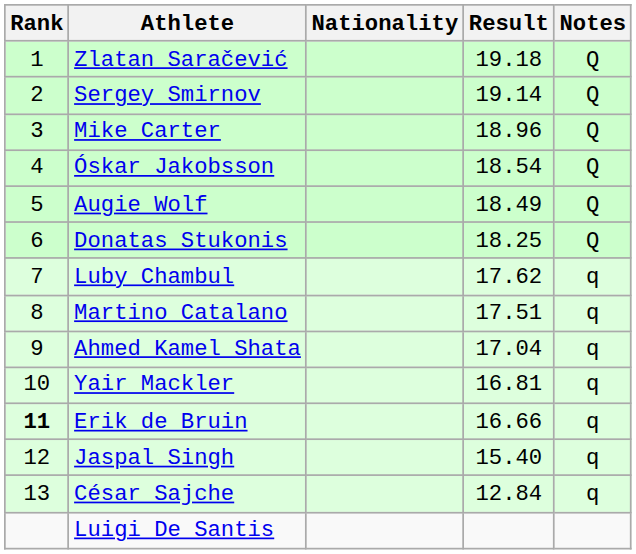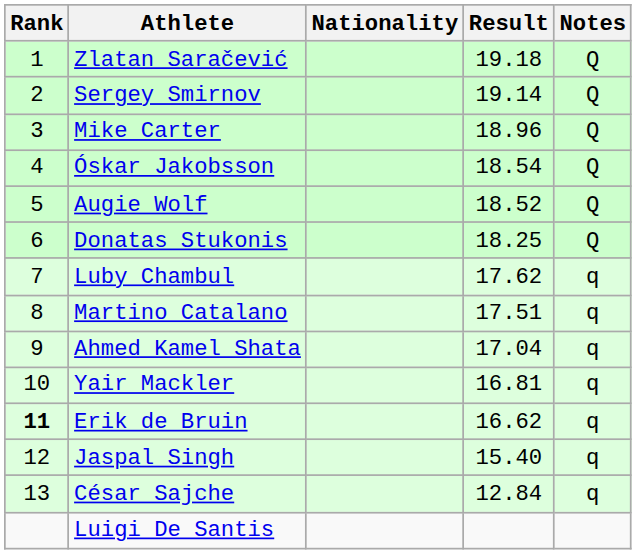(509, 204) 18.49 -> (509, 204) 18.52
(509, 422) 16.66 -> (509, 422) 16.62
